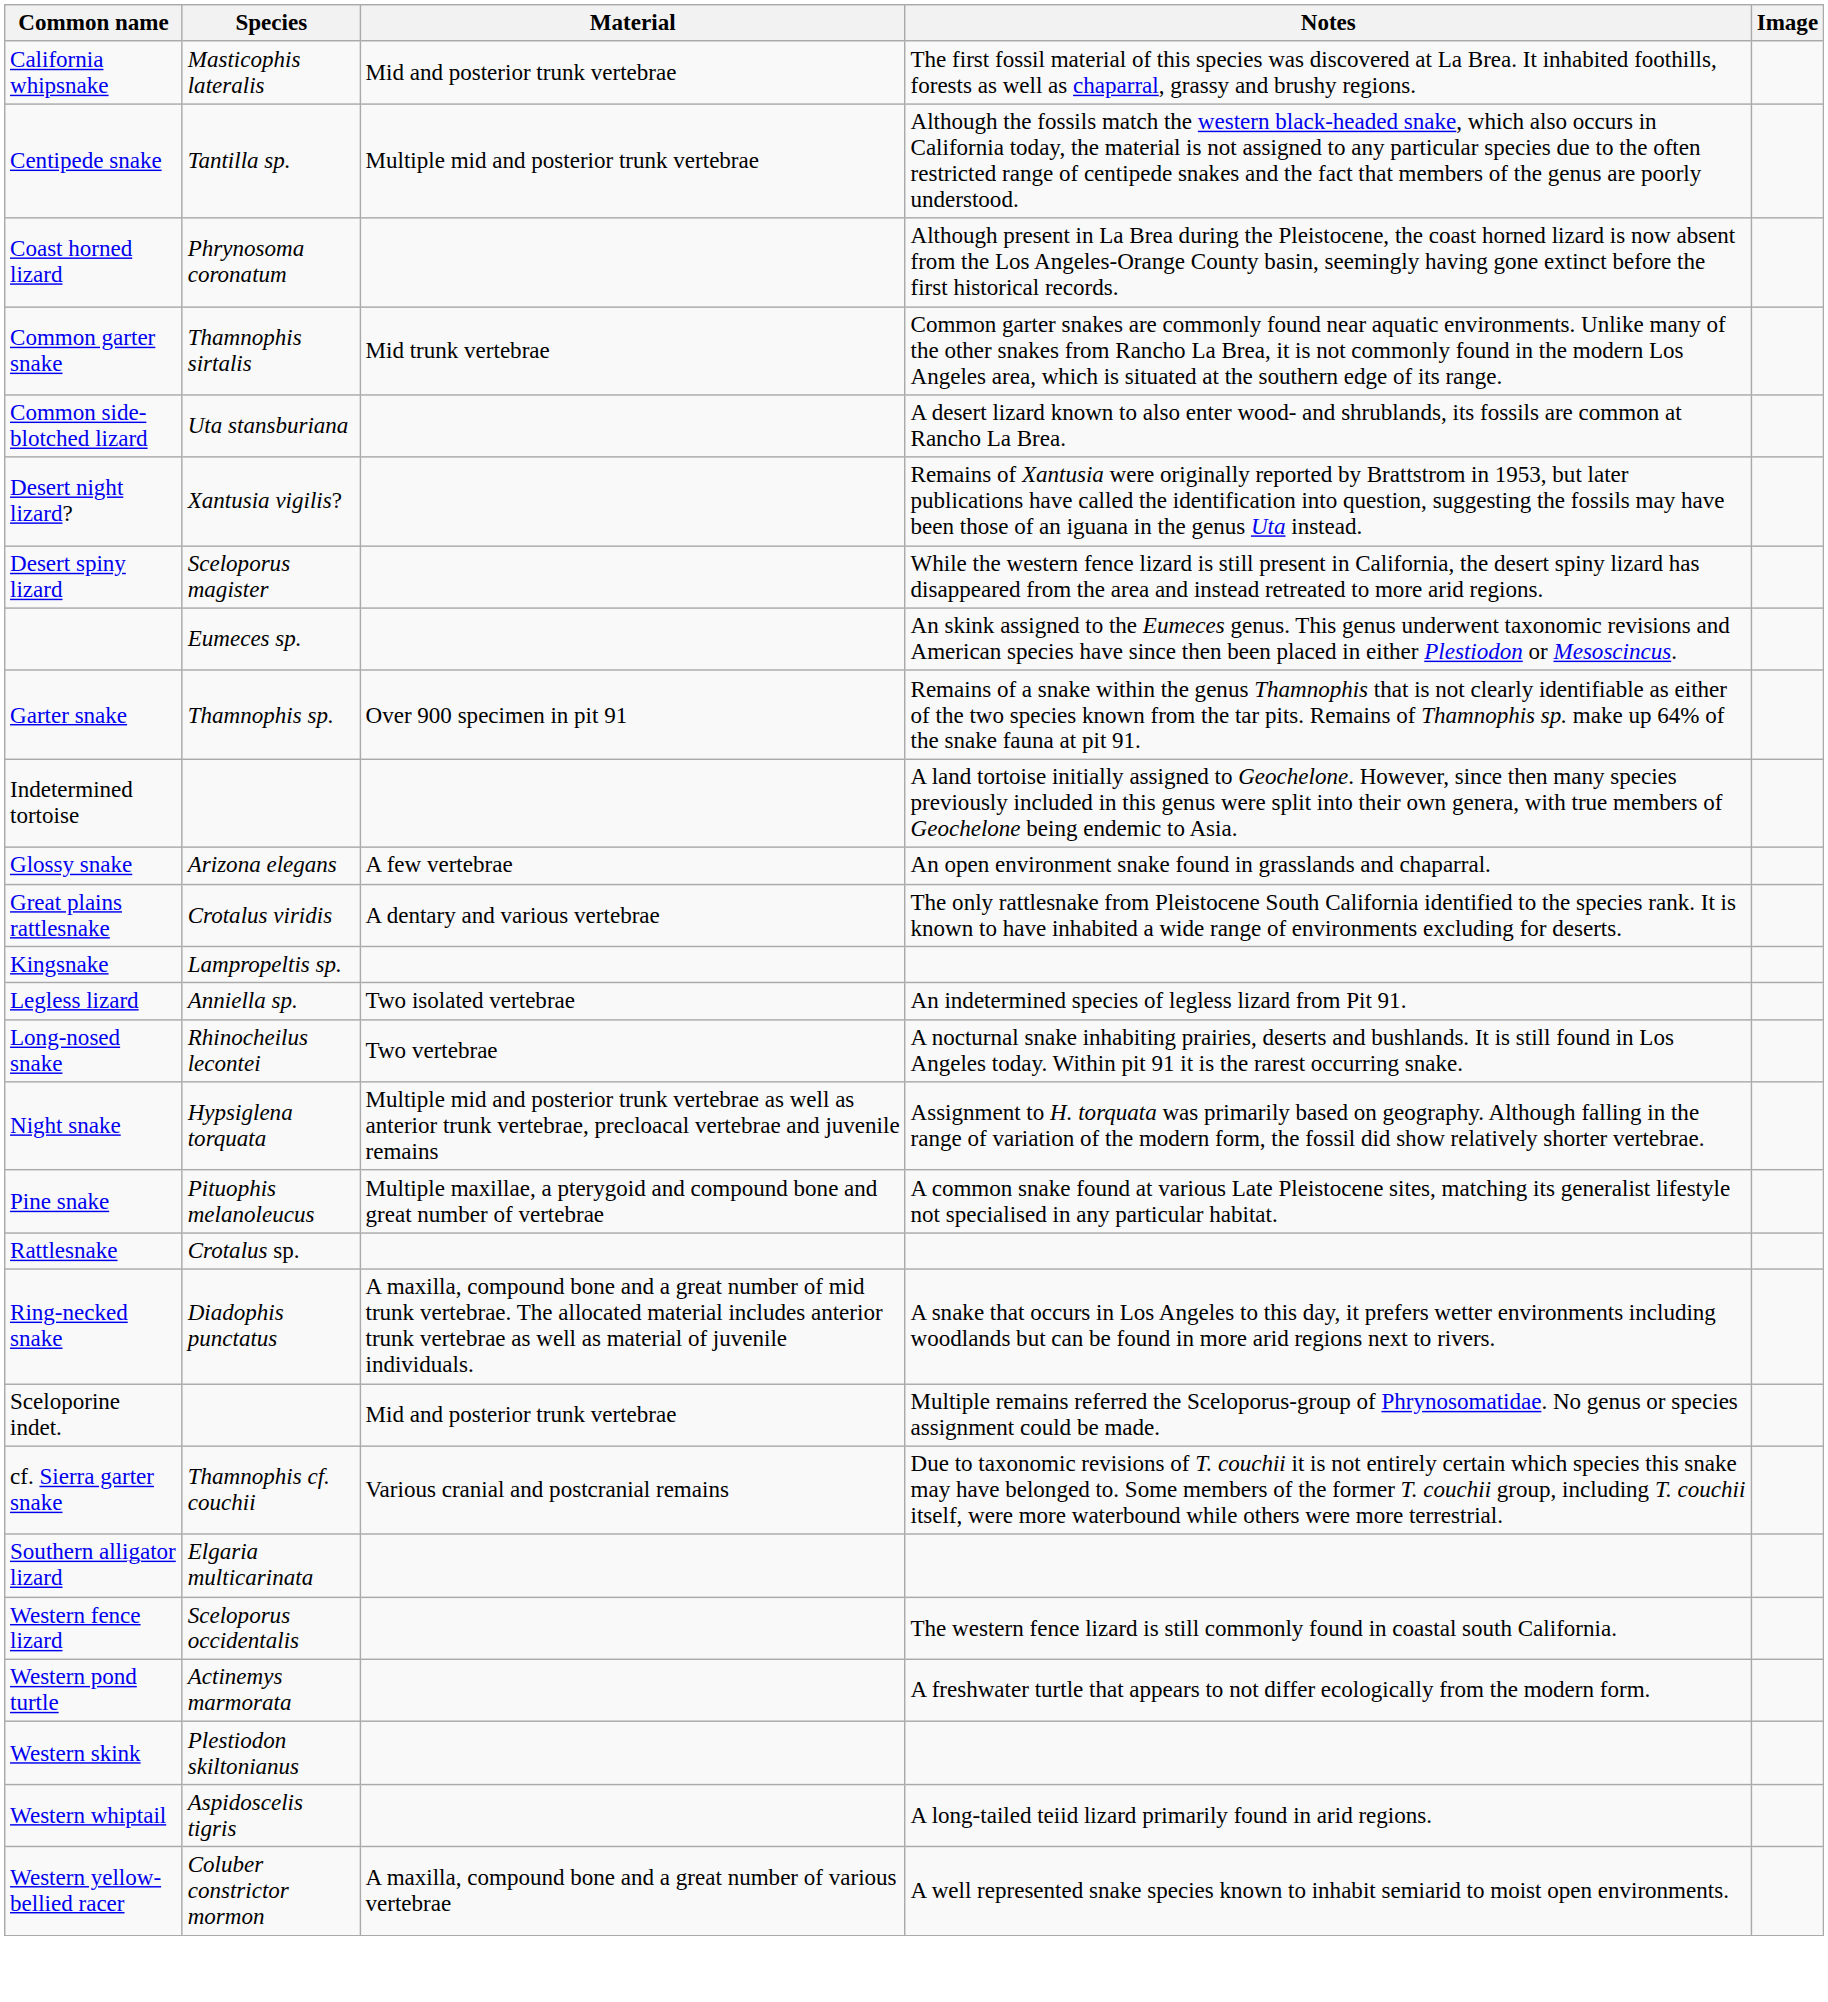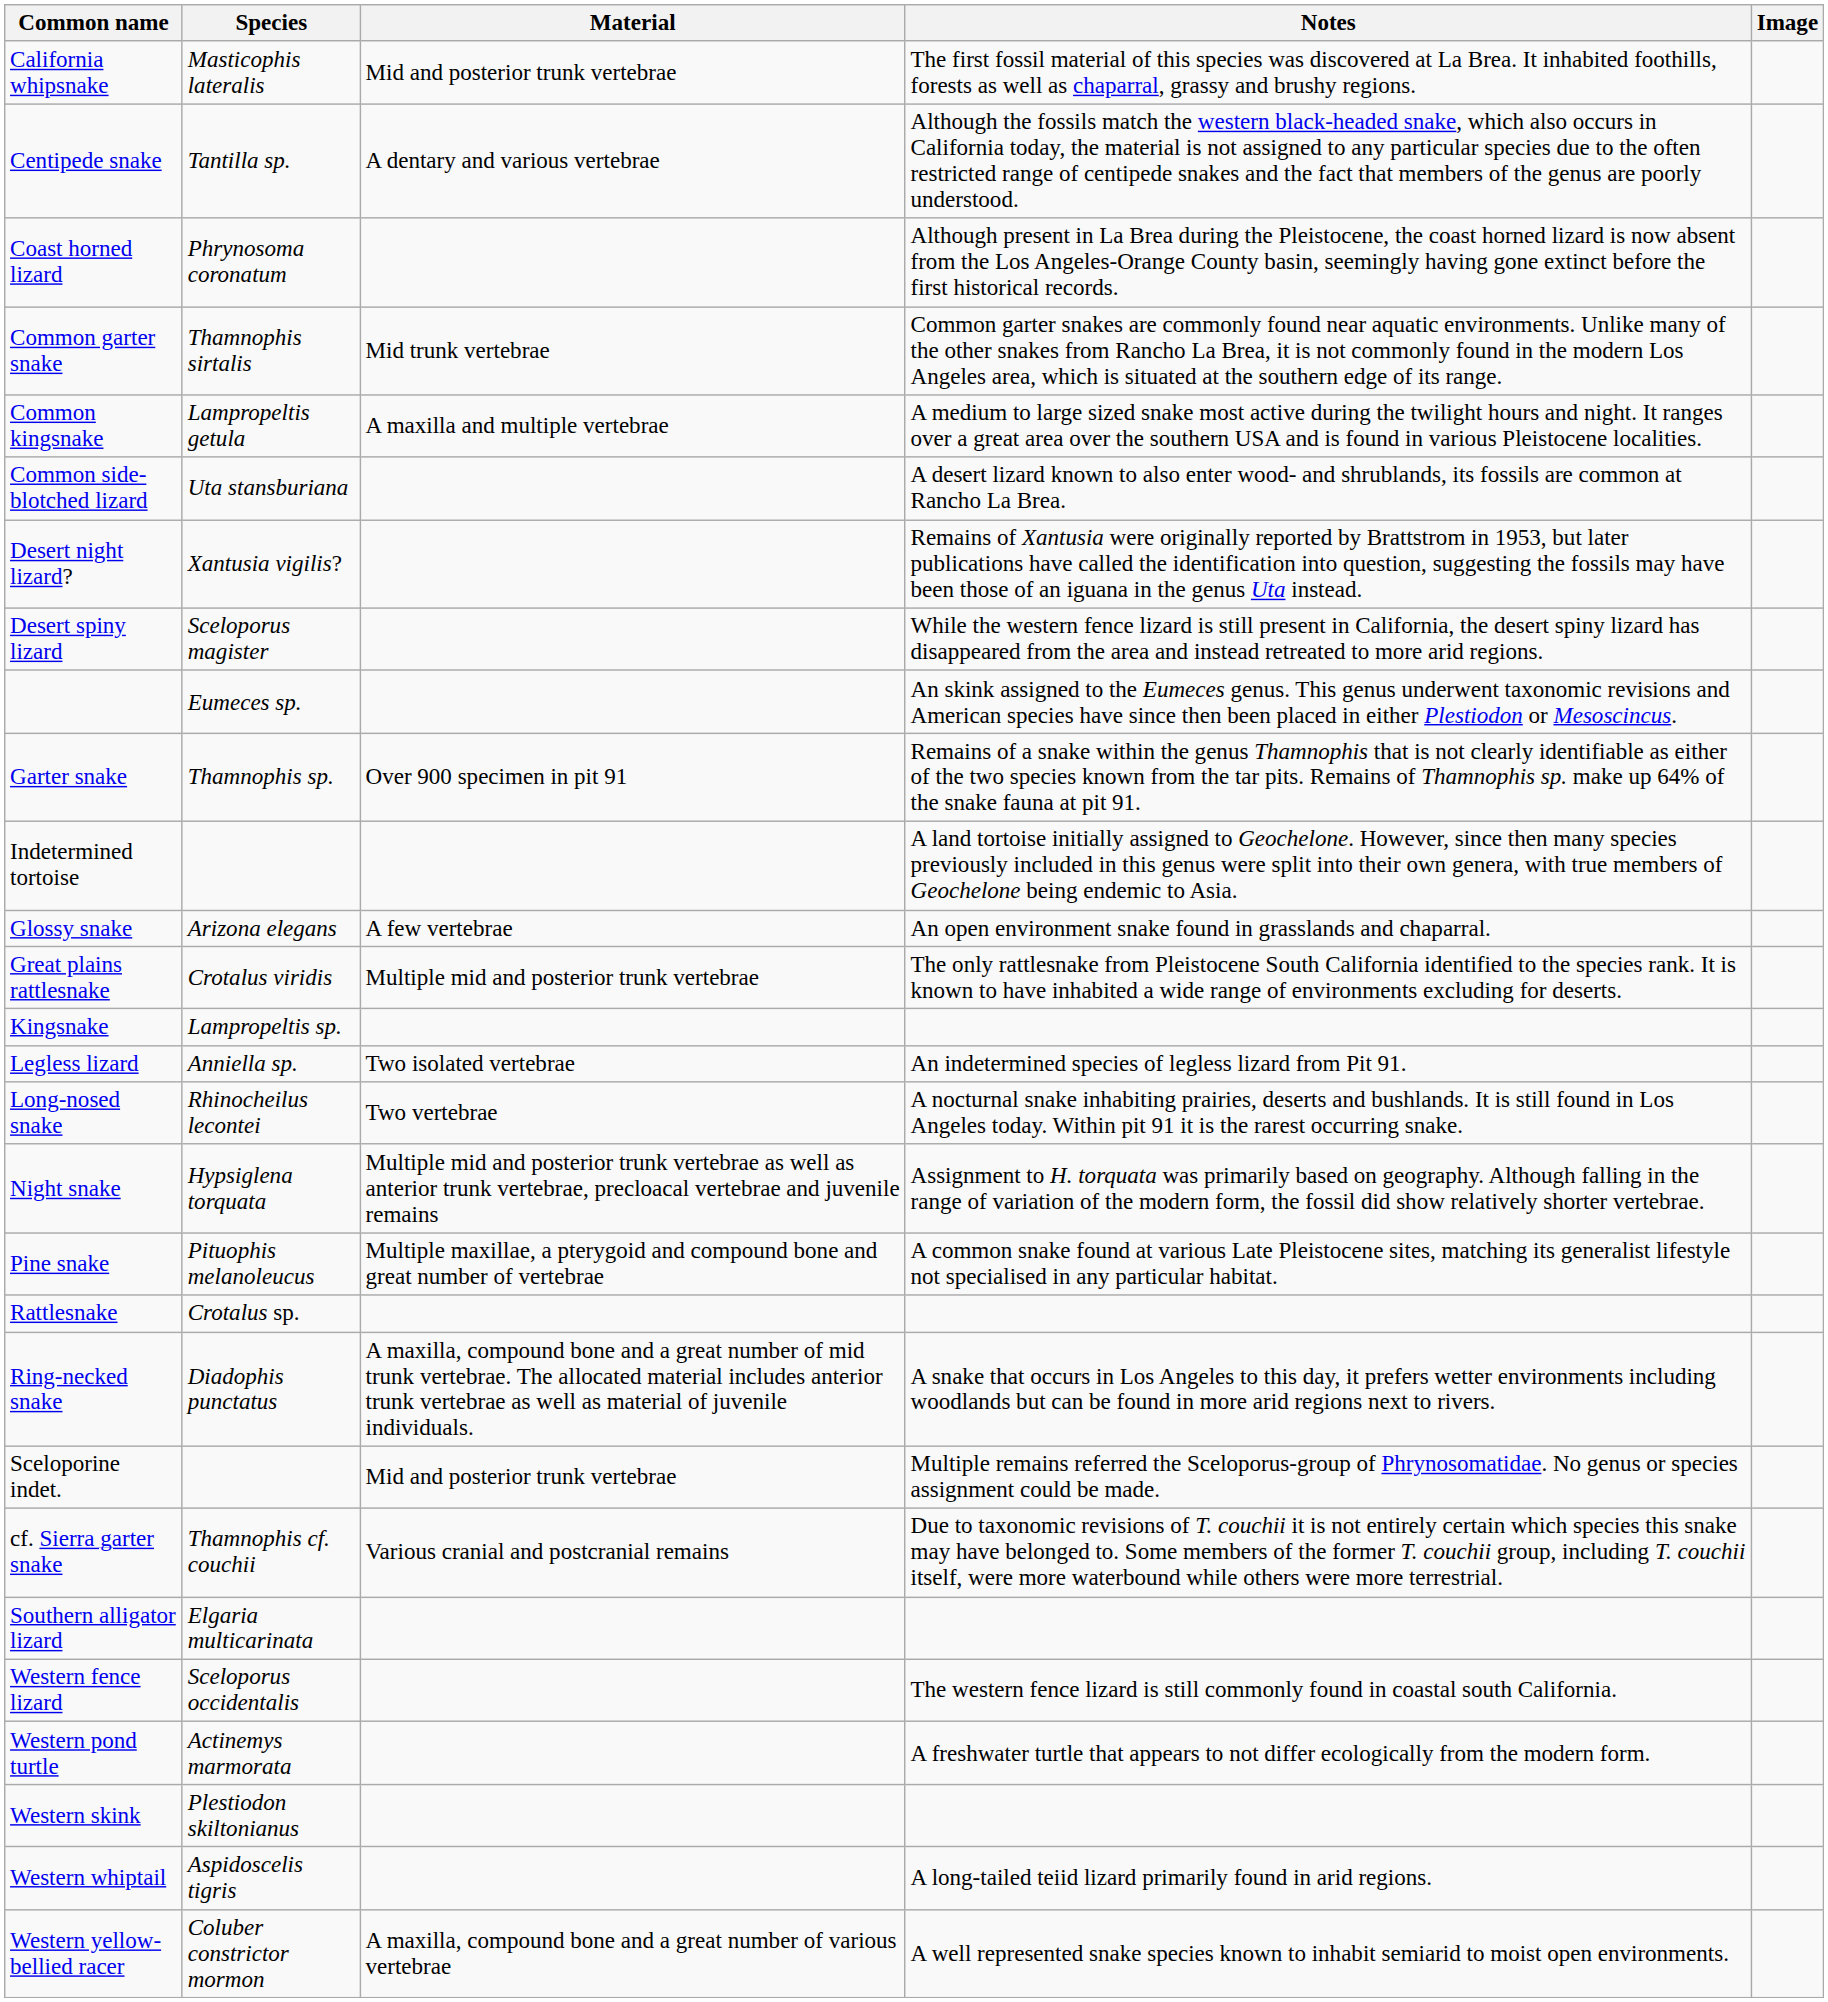(562, 160) Multiple mid and posterior trunk vertebrae -> (513, 160) A dentary and various vertebrae
+ row: (57, 425)
(513, 914) A dentary and various vertebrae -> (562, 977) Multiple mid and posterior trunk vertebrae
